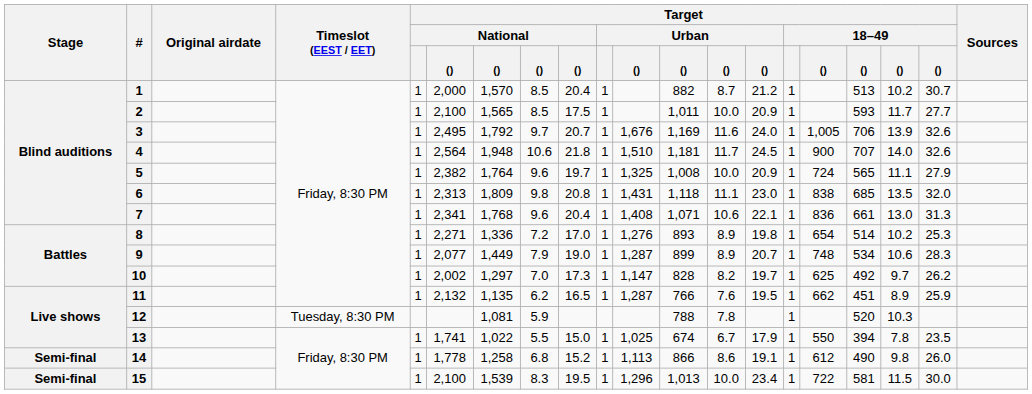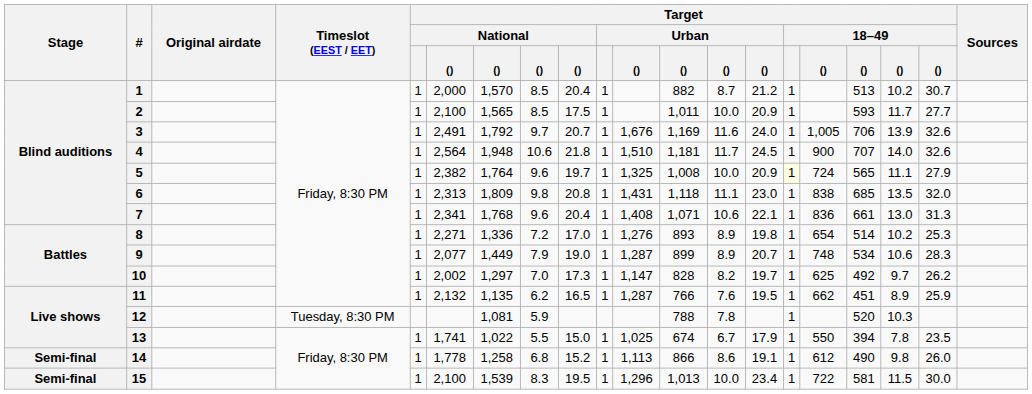(450, 132) 2,495 -> (450, 132) 2,491
(792, 173) no background -> (792, 173) lightyellow background
